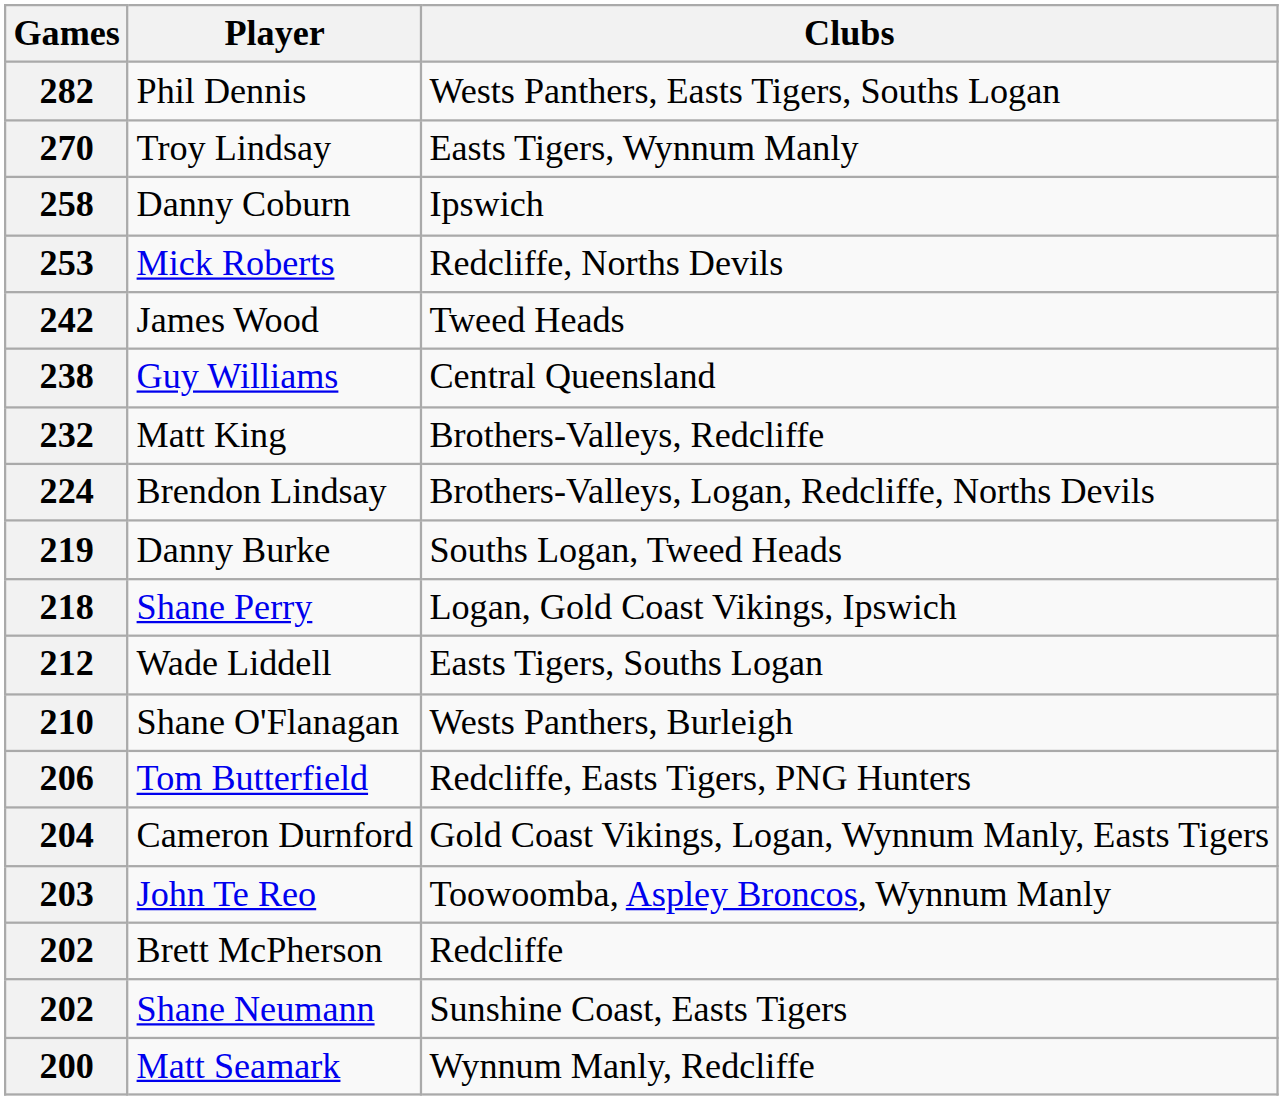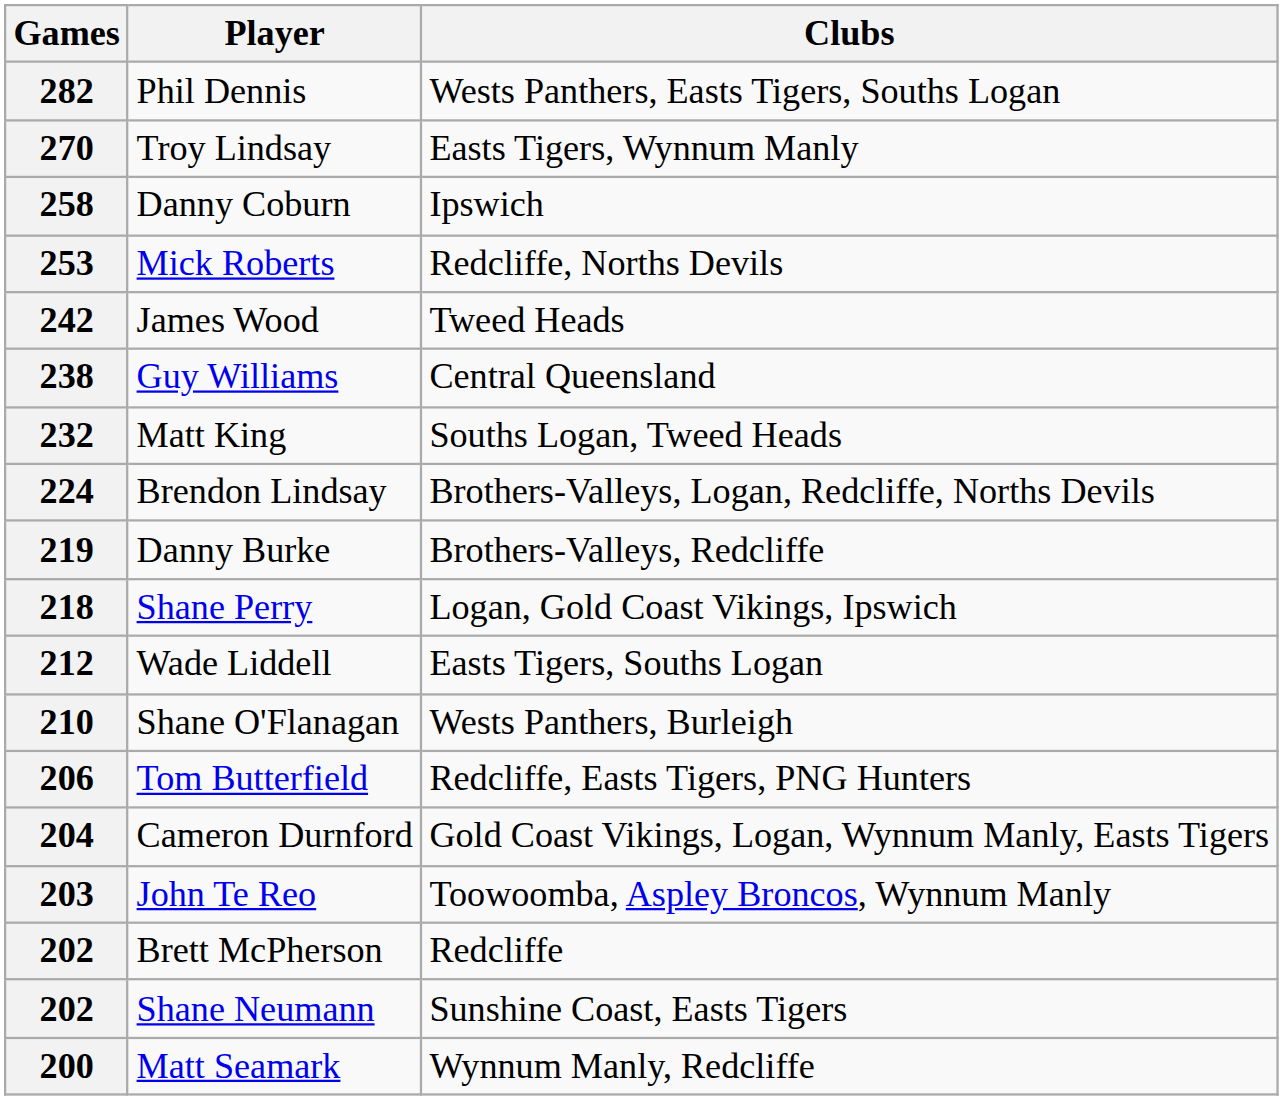(627, 434) Brothers-Valleys, Redcliffe -> (636, 434) Souths Logan, Tweed Heads
(636, 549) Souths Logan, Tweed Heads -> (627, 549) Brothers-Valleys, Redcliffe
